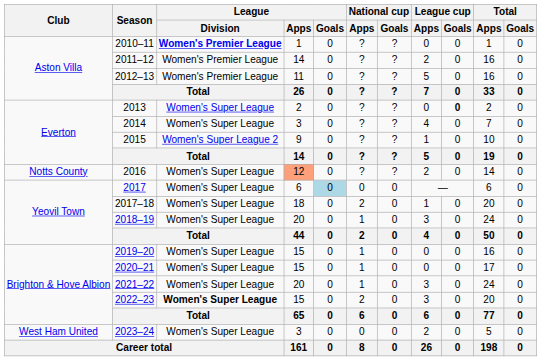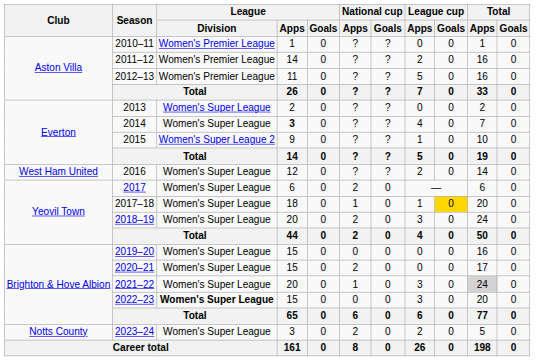(220, 44) bold -> (217, 44) normal
(458, 108) bold -> (451, 108) normal
(299, 124) normal -> (292, 124) bold
(58, 172) Notts County -> (58, 172) West Ham United
(299, 172) lightsalmon background -> (292, 172) no background
(330, 188) lightblue background -> (323, 188) no background
(362, 188) 0 -> (355, 188) 2
(362, 204) 2 -> (355, 204) 1
(458, 204) no background -> (451, 204) gold background
(362, 220) 1 -> (355, 220) 2
(362, 252) 1 -> (355, 252) 0
(362, 268) 1 -> (355, 268) 2
(489, 284) no background -> (482, 284) lightgrey background
(362, 300) 2 -> (355, 300) 0
(58, 332) West Ham United -> (58, 332) Notts County
(362, 332) 0 -> (355, 332) 2
